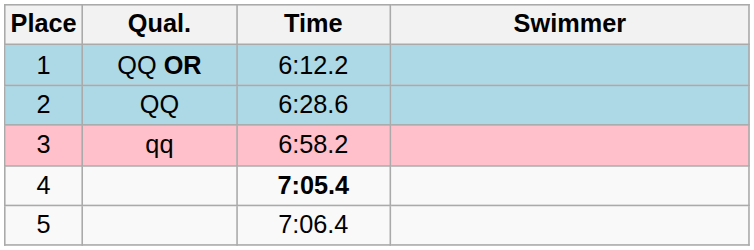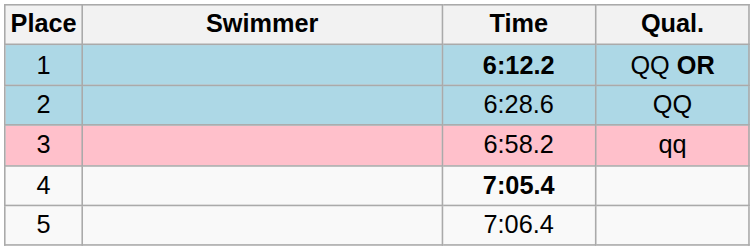columns swapped: (570, 24) <-> (159, 24)
(313, 64) normal -> (519, 64) bold
